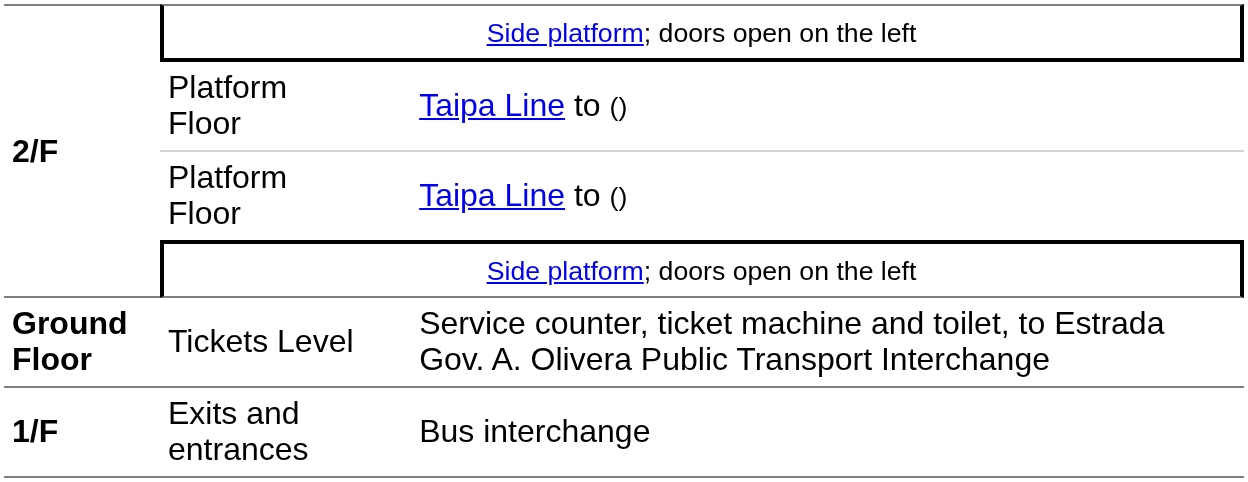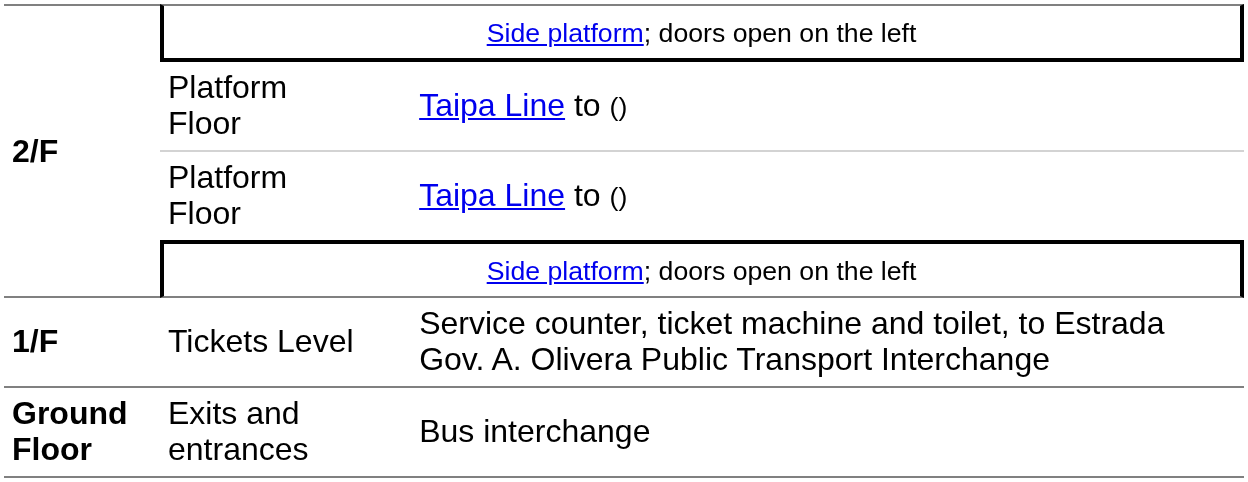(70, 341) Ground Floor -> (35, 341) 1/F
(35, 431) 1/F -> (70, 431) Ground Floor
